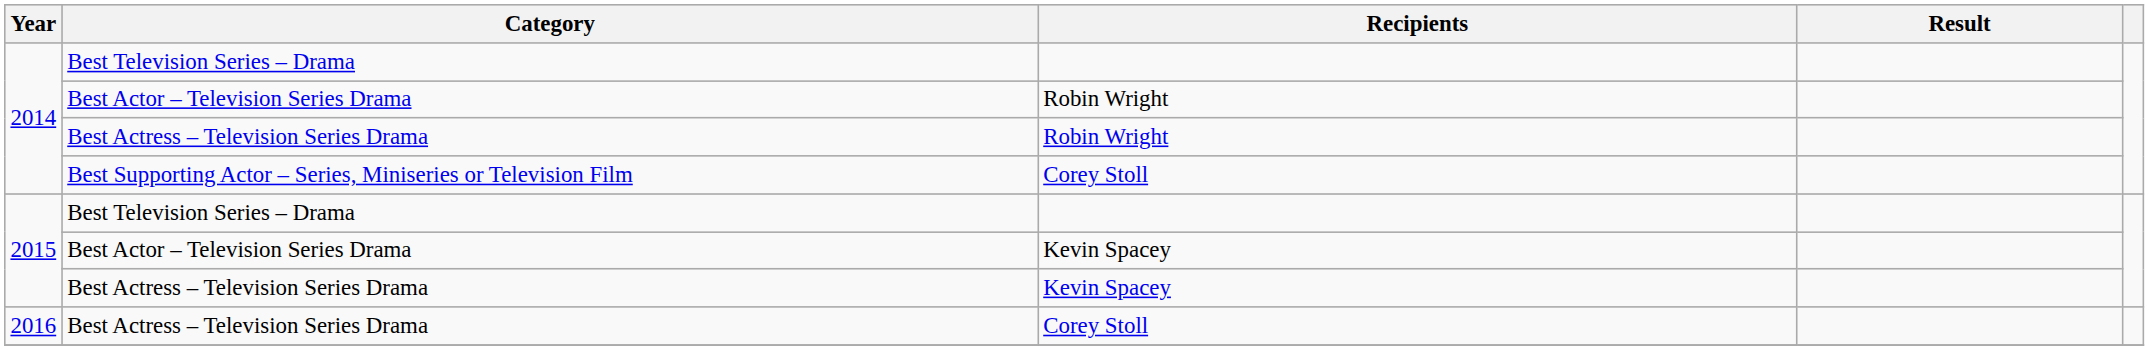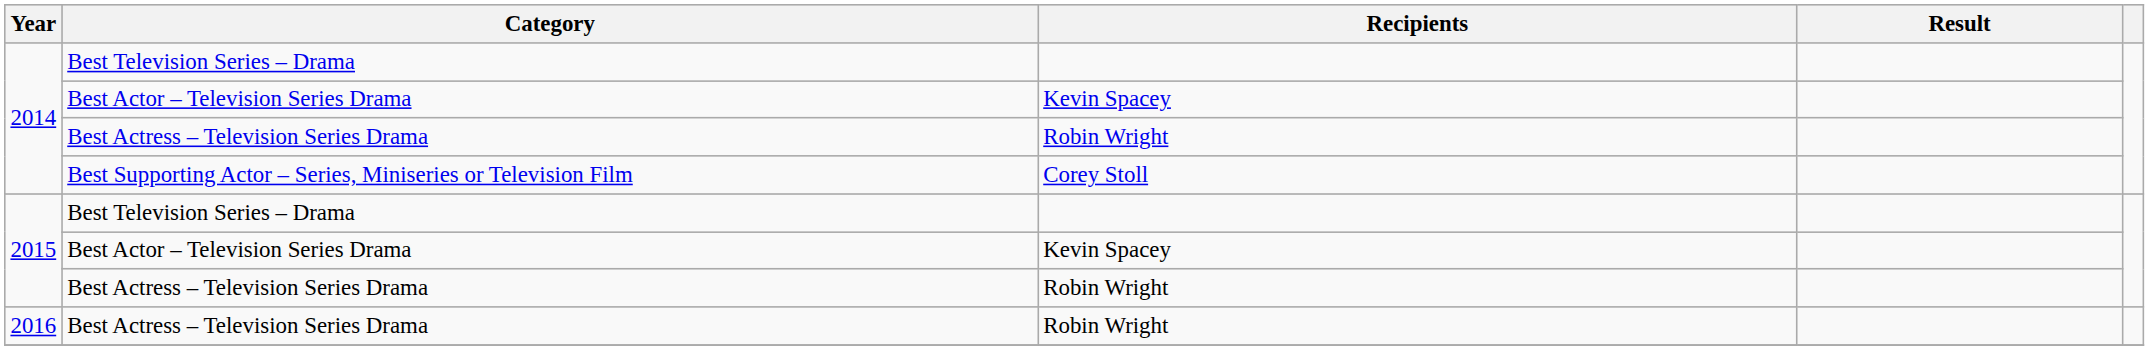(1106, 99) Robin Wright -> (1107, 99) Kevin Spacey
(1107, 288) Kevin Spacey -> (1106, 288) Robin Wright
(1096, 325) Corey Stoll -> (1106, 325) Robin Wright
